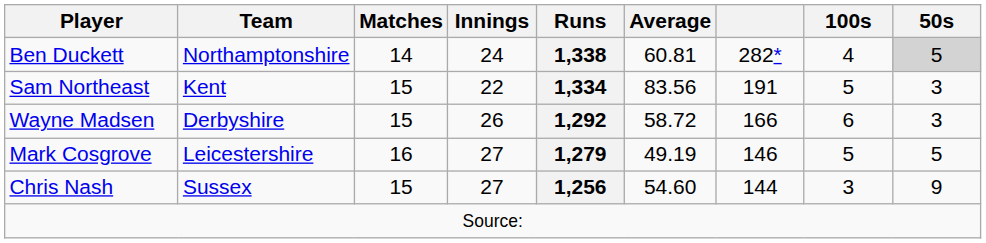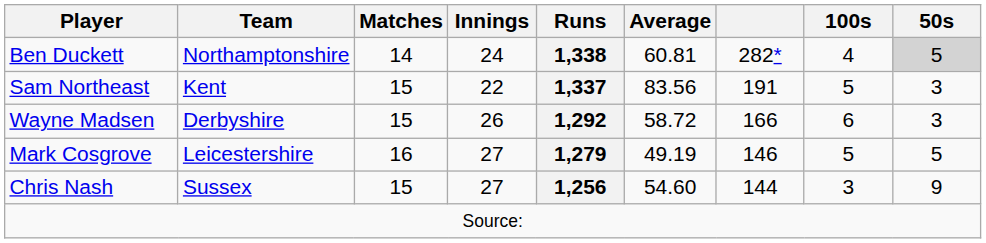(580, 87) 1,334 -> (580, 87) 1,337
